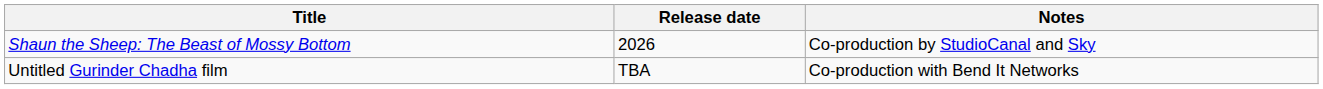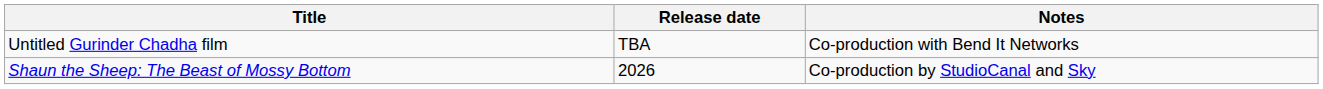rows swapped: (179, 44) <-> (118, 70)
